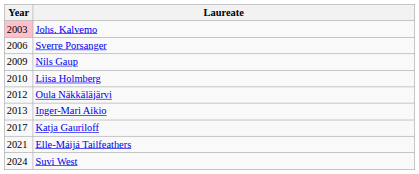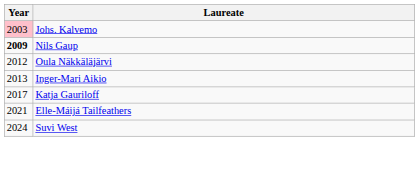- row: (71, 45)
(17, 62) normal -> (17, 45) bold
- row: (68, 78)
